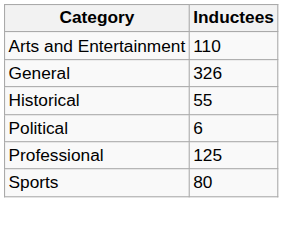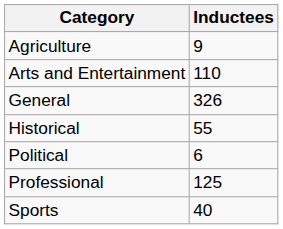+ row: (50, 45)
(203, 182) 80 -> (203, 210) 40
